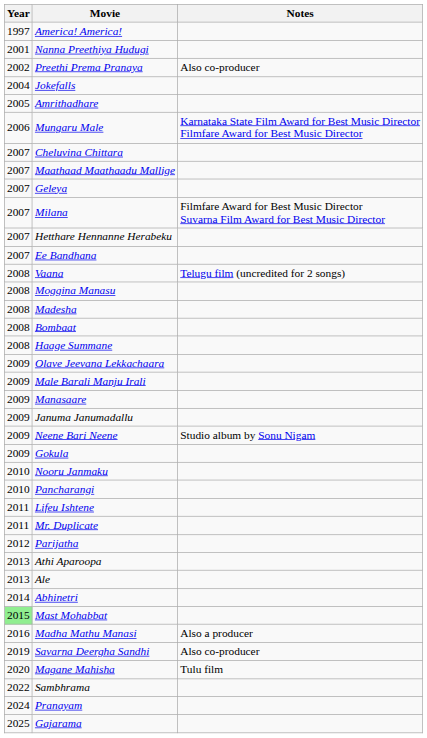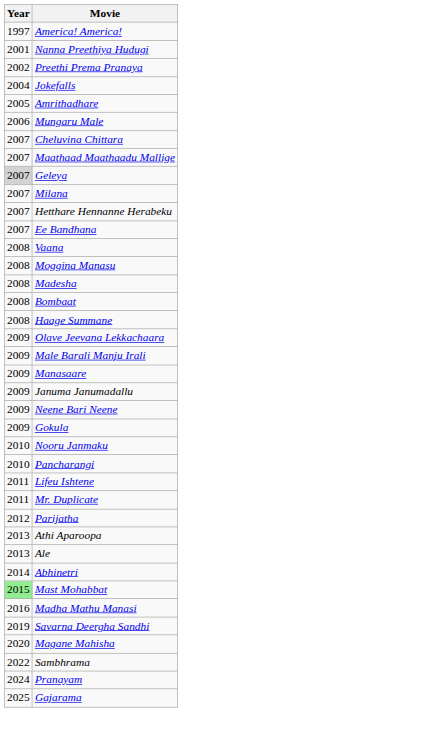- column: (300, 13)
(18, 188) no background -> (18, 175) lightgrey background
